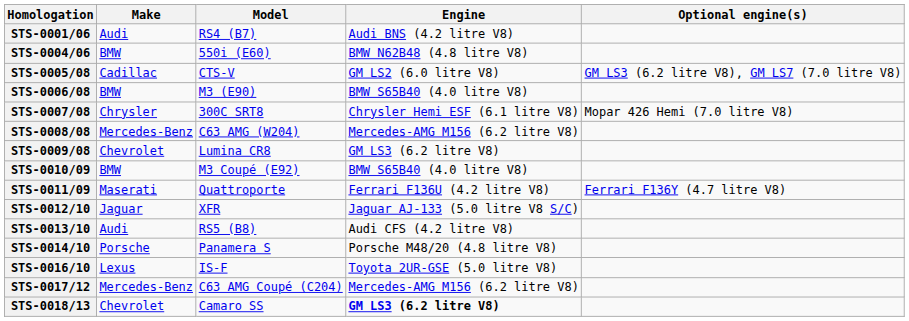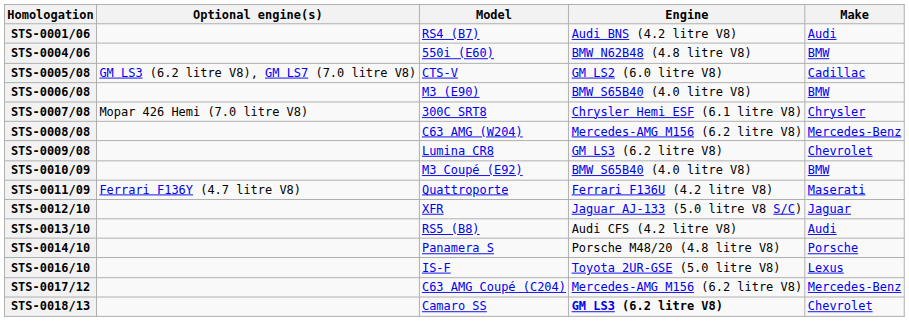columns swapped: (146, 14) <-> (743, 14)
